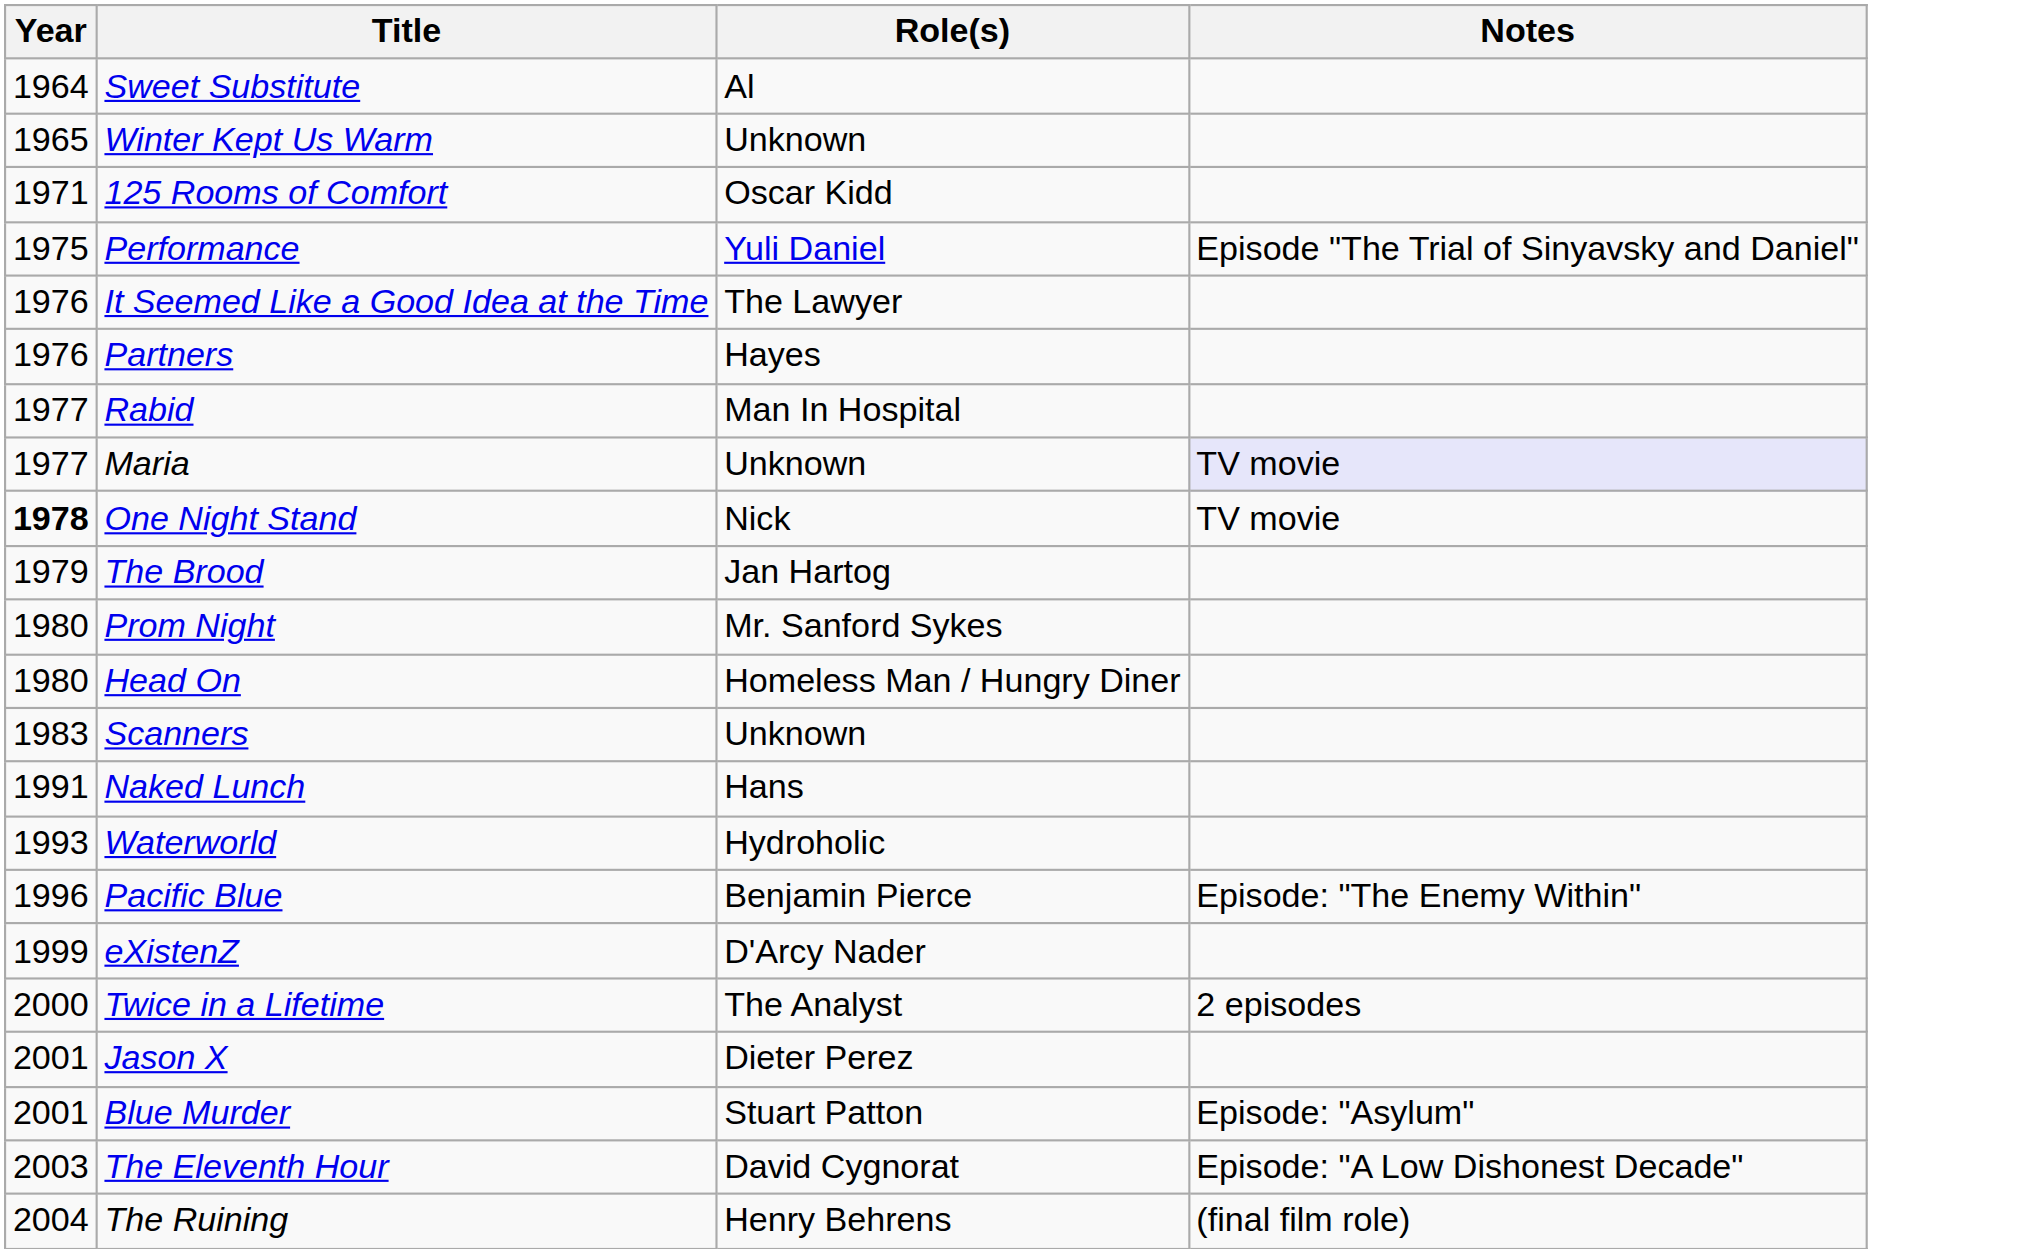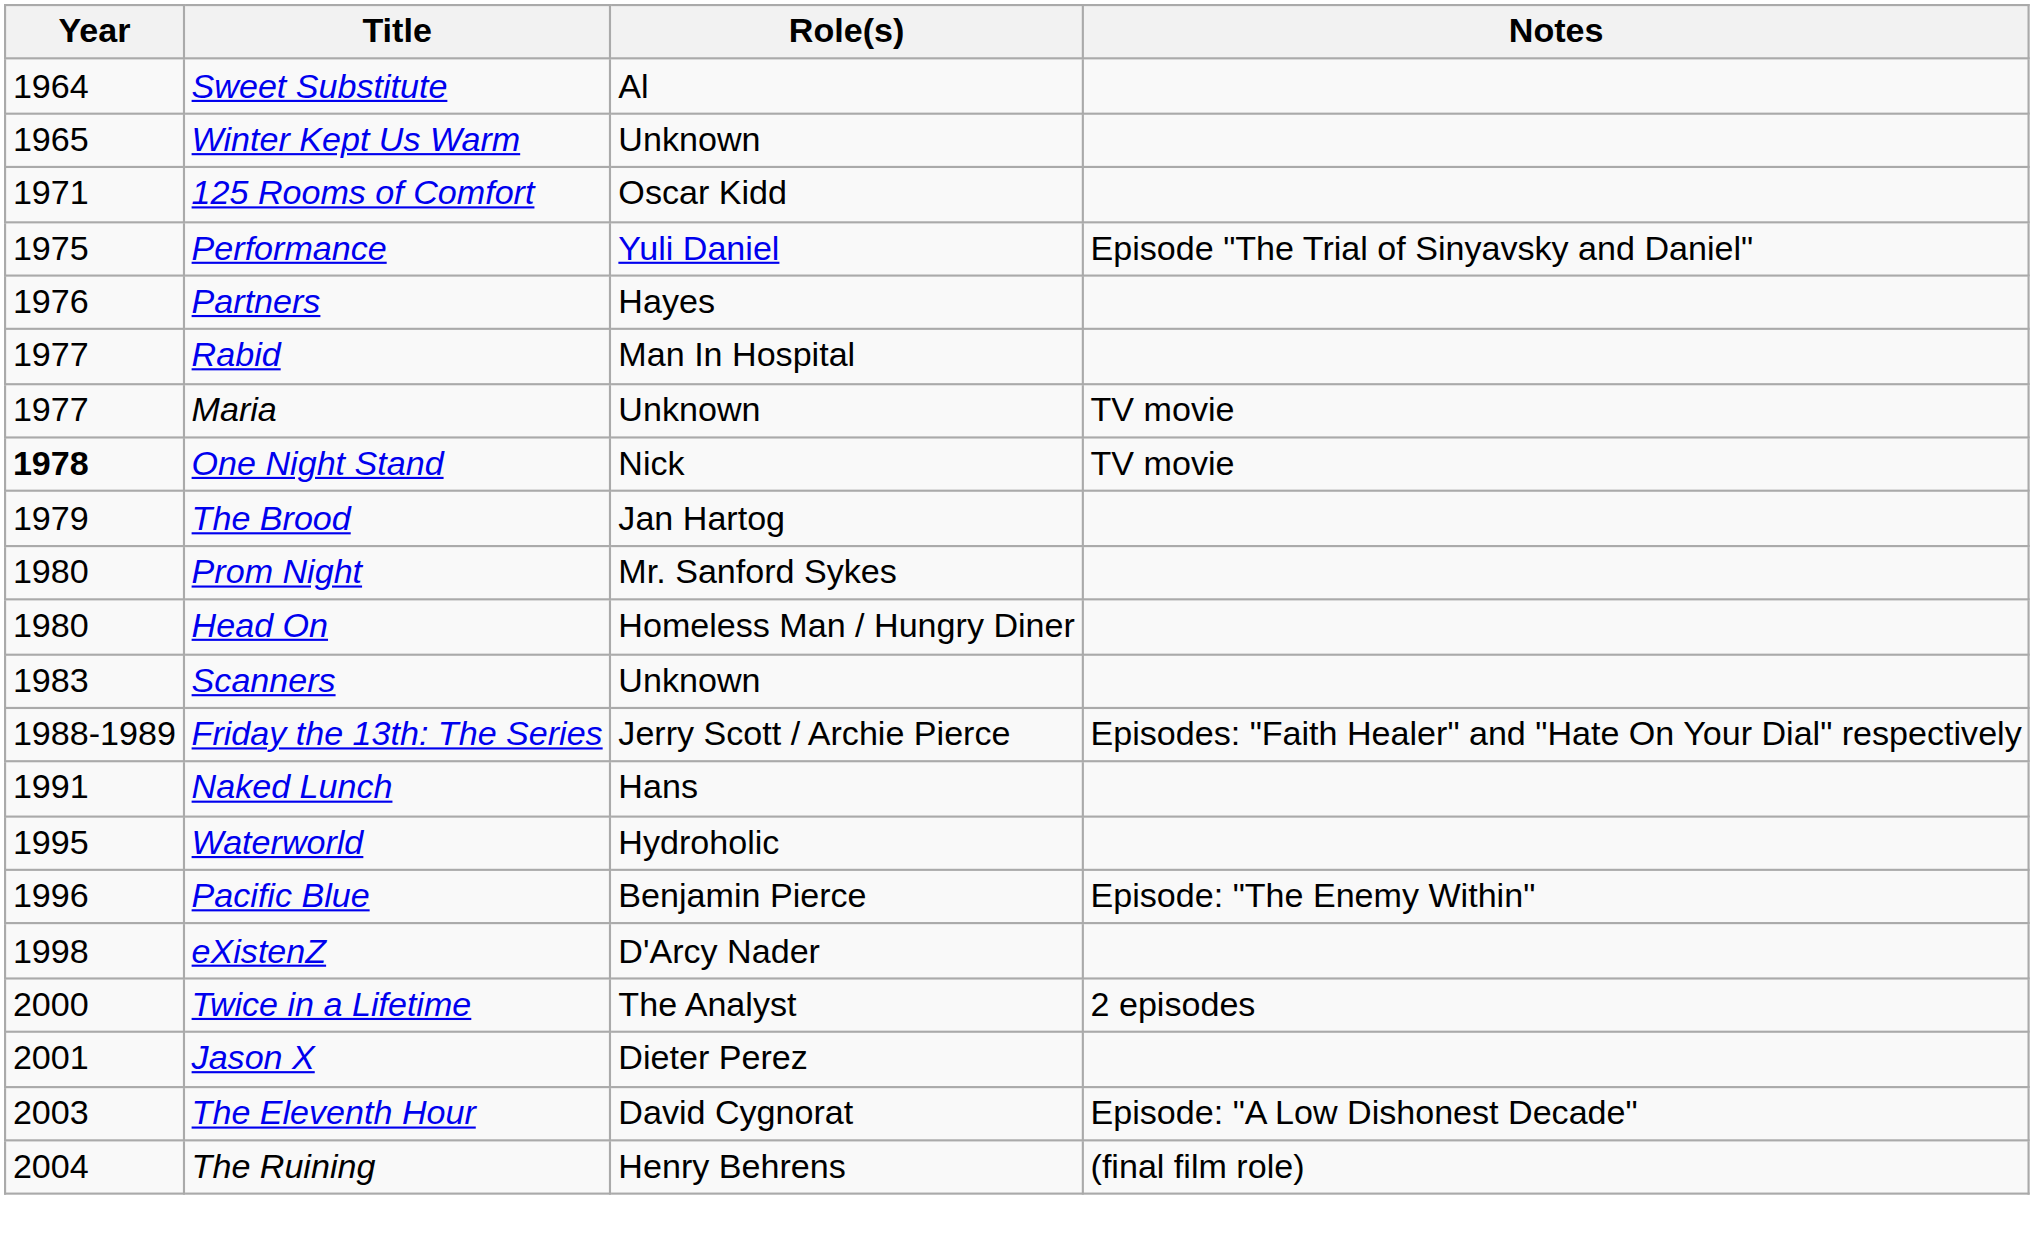- row: (406, 301)
(1268, 463) lavender background -> (1163, 409) no background
+ row: (397, 734)
(51, 842) 1993 -> (51, 842) 1995
(51, 950) 1999 -> (51, 950) 1998
- row: (197, 1112)
